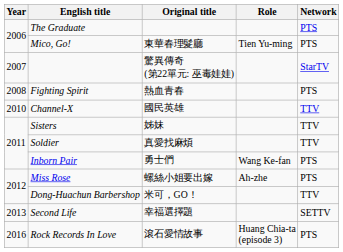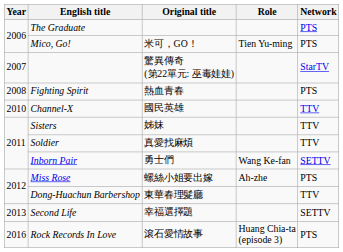(174, 43) 東華春理髮廳 -> (171, 43) 米可，GO！
(309, 160) PTS -> (315, 160) SETTV
(171, 195) 米可，GO！ -> (174, 195) 東華春理髮廳
